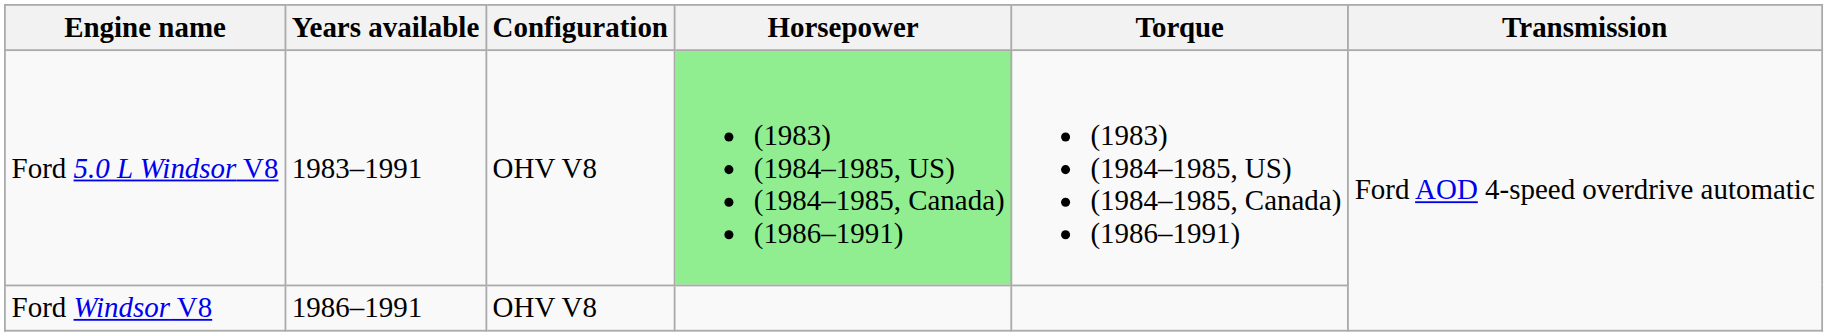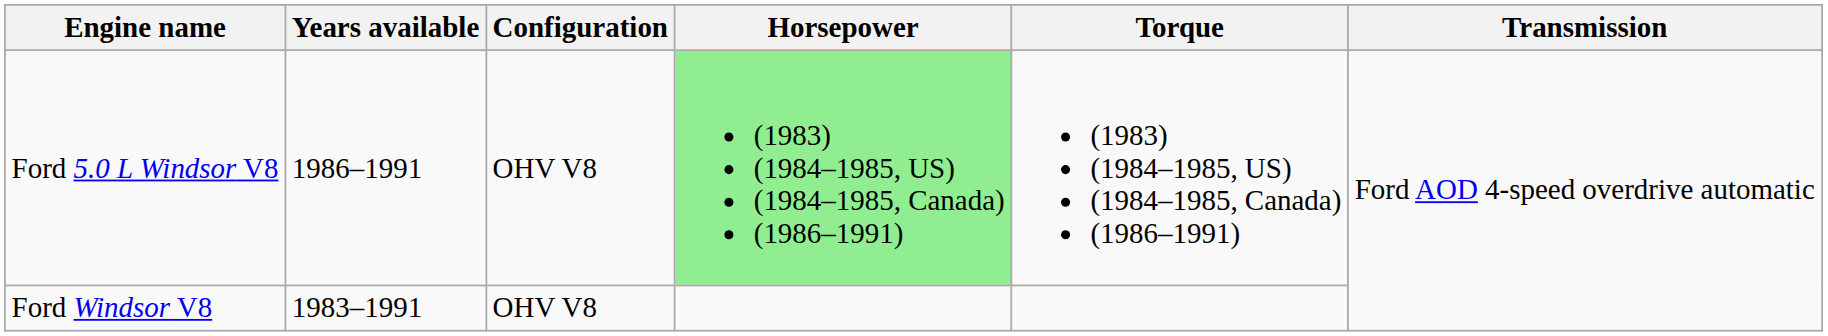(357, 167) 1983–1991 -> (357, 167) 1986–1991
(357, 307) 1986–1991 -> (357, 307) 1983–1991
